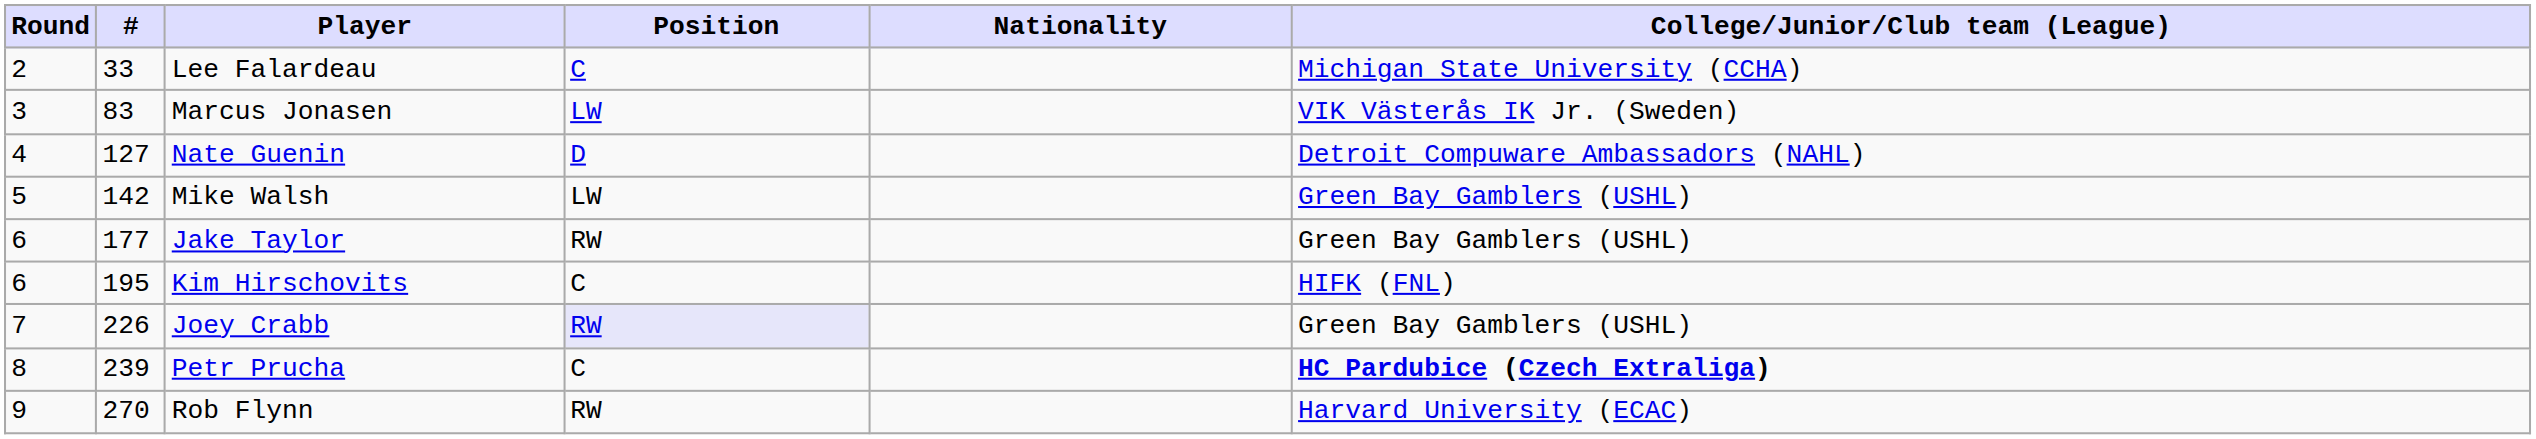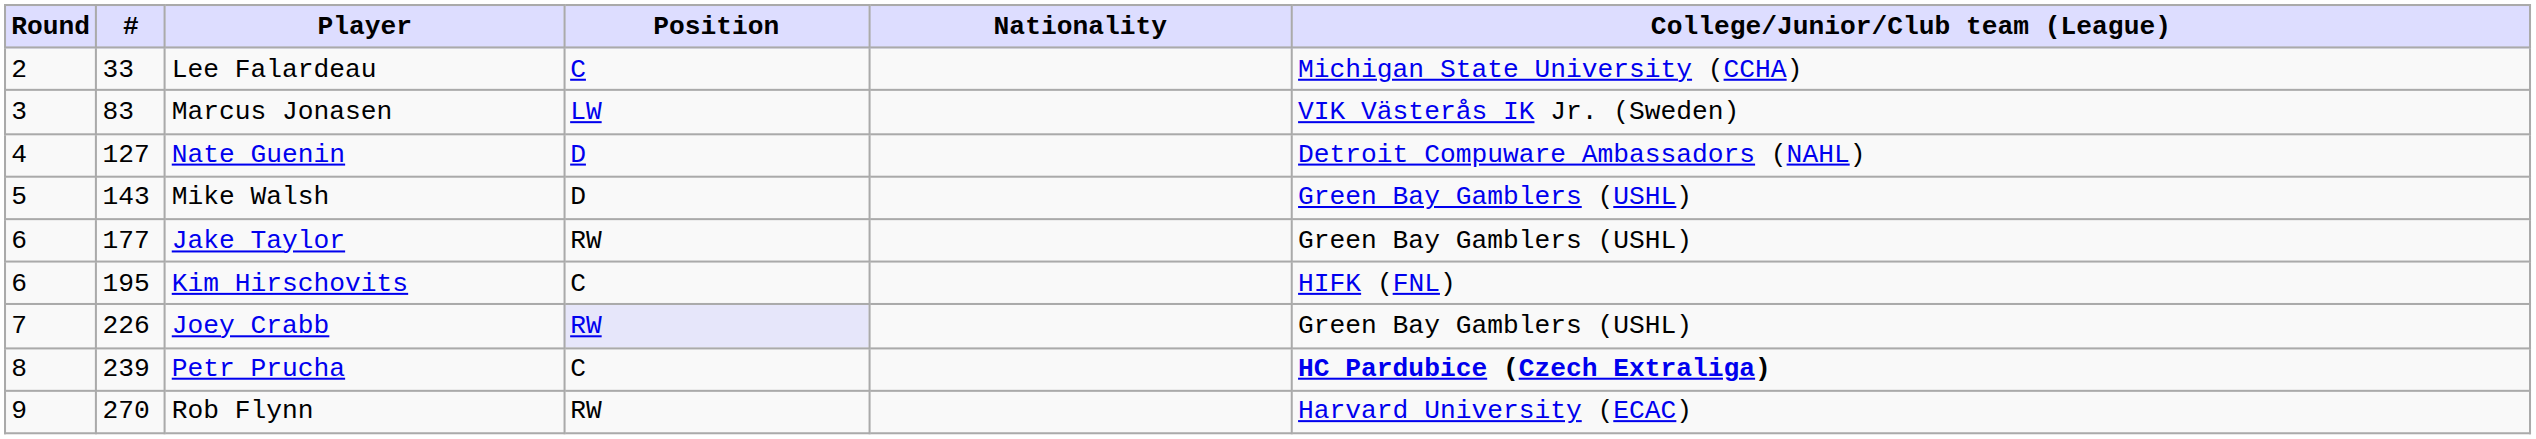(126, 198) 142 -> (126, 198) 143
(586, 198) LW -> (578, 198) D
